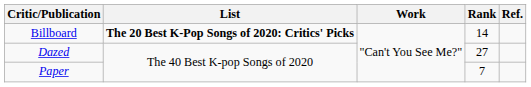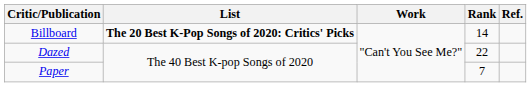(482, 52) 27 -> (482, 52) 22
